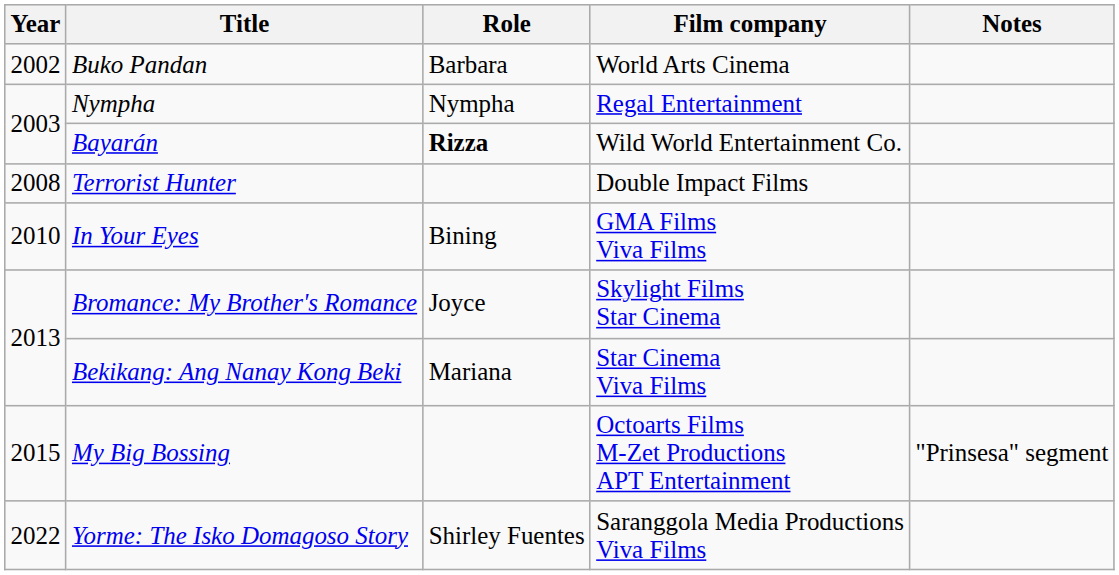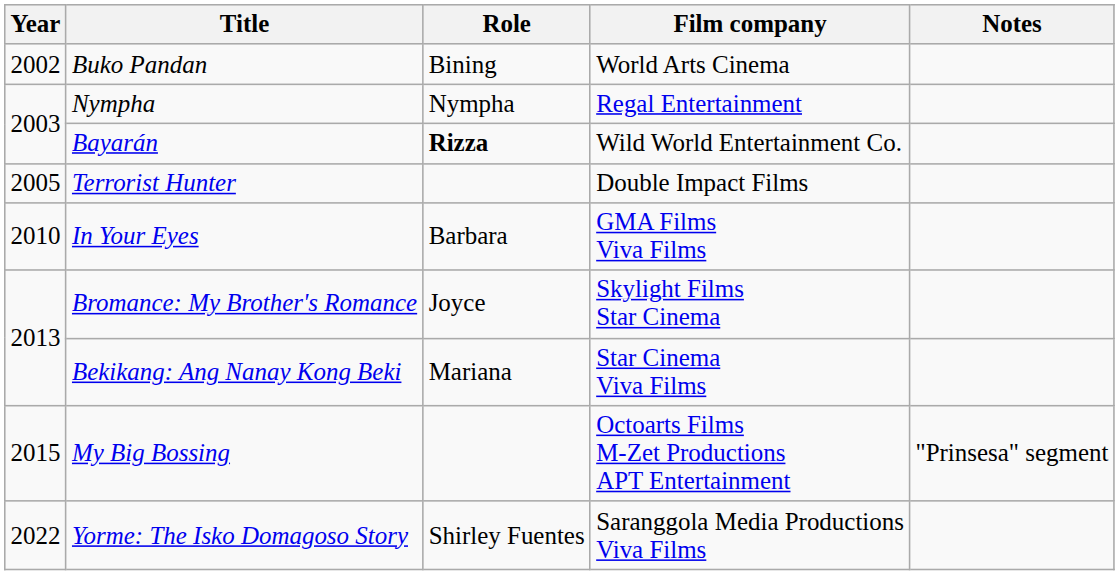(468, 63) Barbara -> (463, 63) Bining
(35, 182) 2008 -> (35, 182) 2005
(463, 236) Bining -> (468, 236) Barbara
